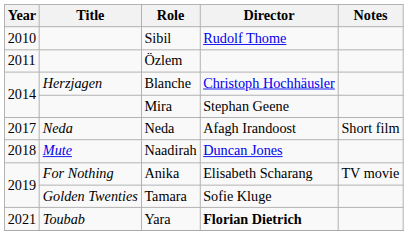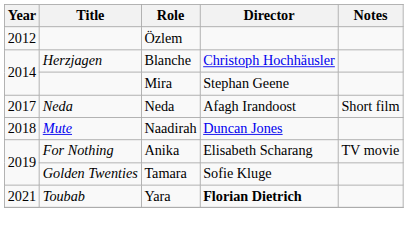- row: (158, 38)
(22, 60) 2011 -> (22, 38) 2012
